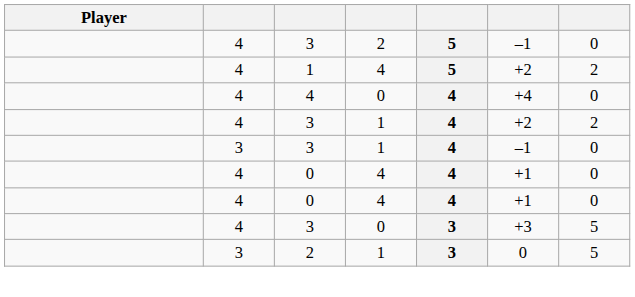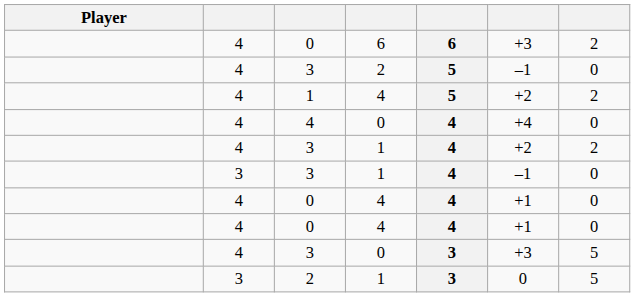+ row: (310, 43)
